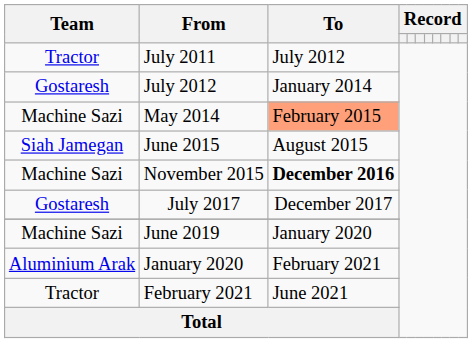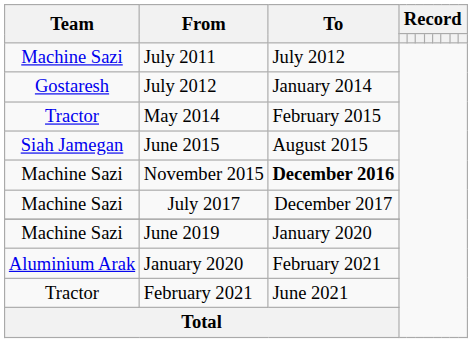(72, 57) Tractor -> (72, 57) Machine Sazi
(72, 116) Machine Sazi -> (72, 116) Tractor
(327, 116) lightsalmon background -> (327, 116) no background
(72, 204) Gostaresh -> (72, 204) Machine Sazi
